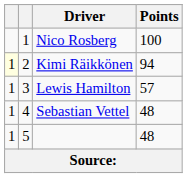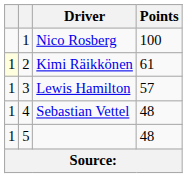(147, 64) 94 -> (147, 64) 61
